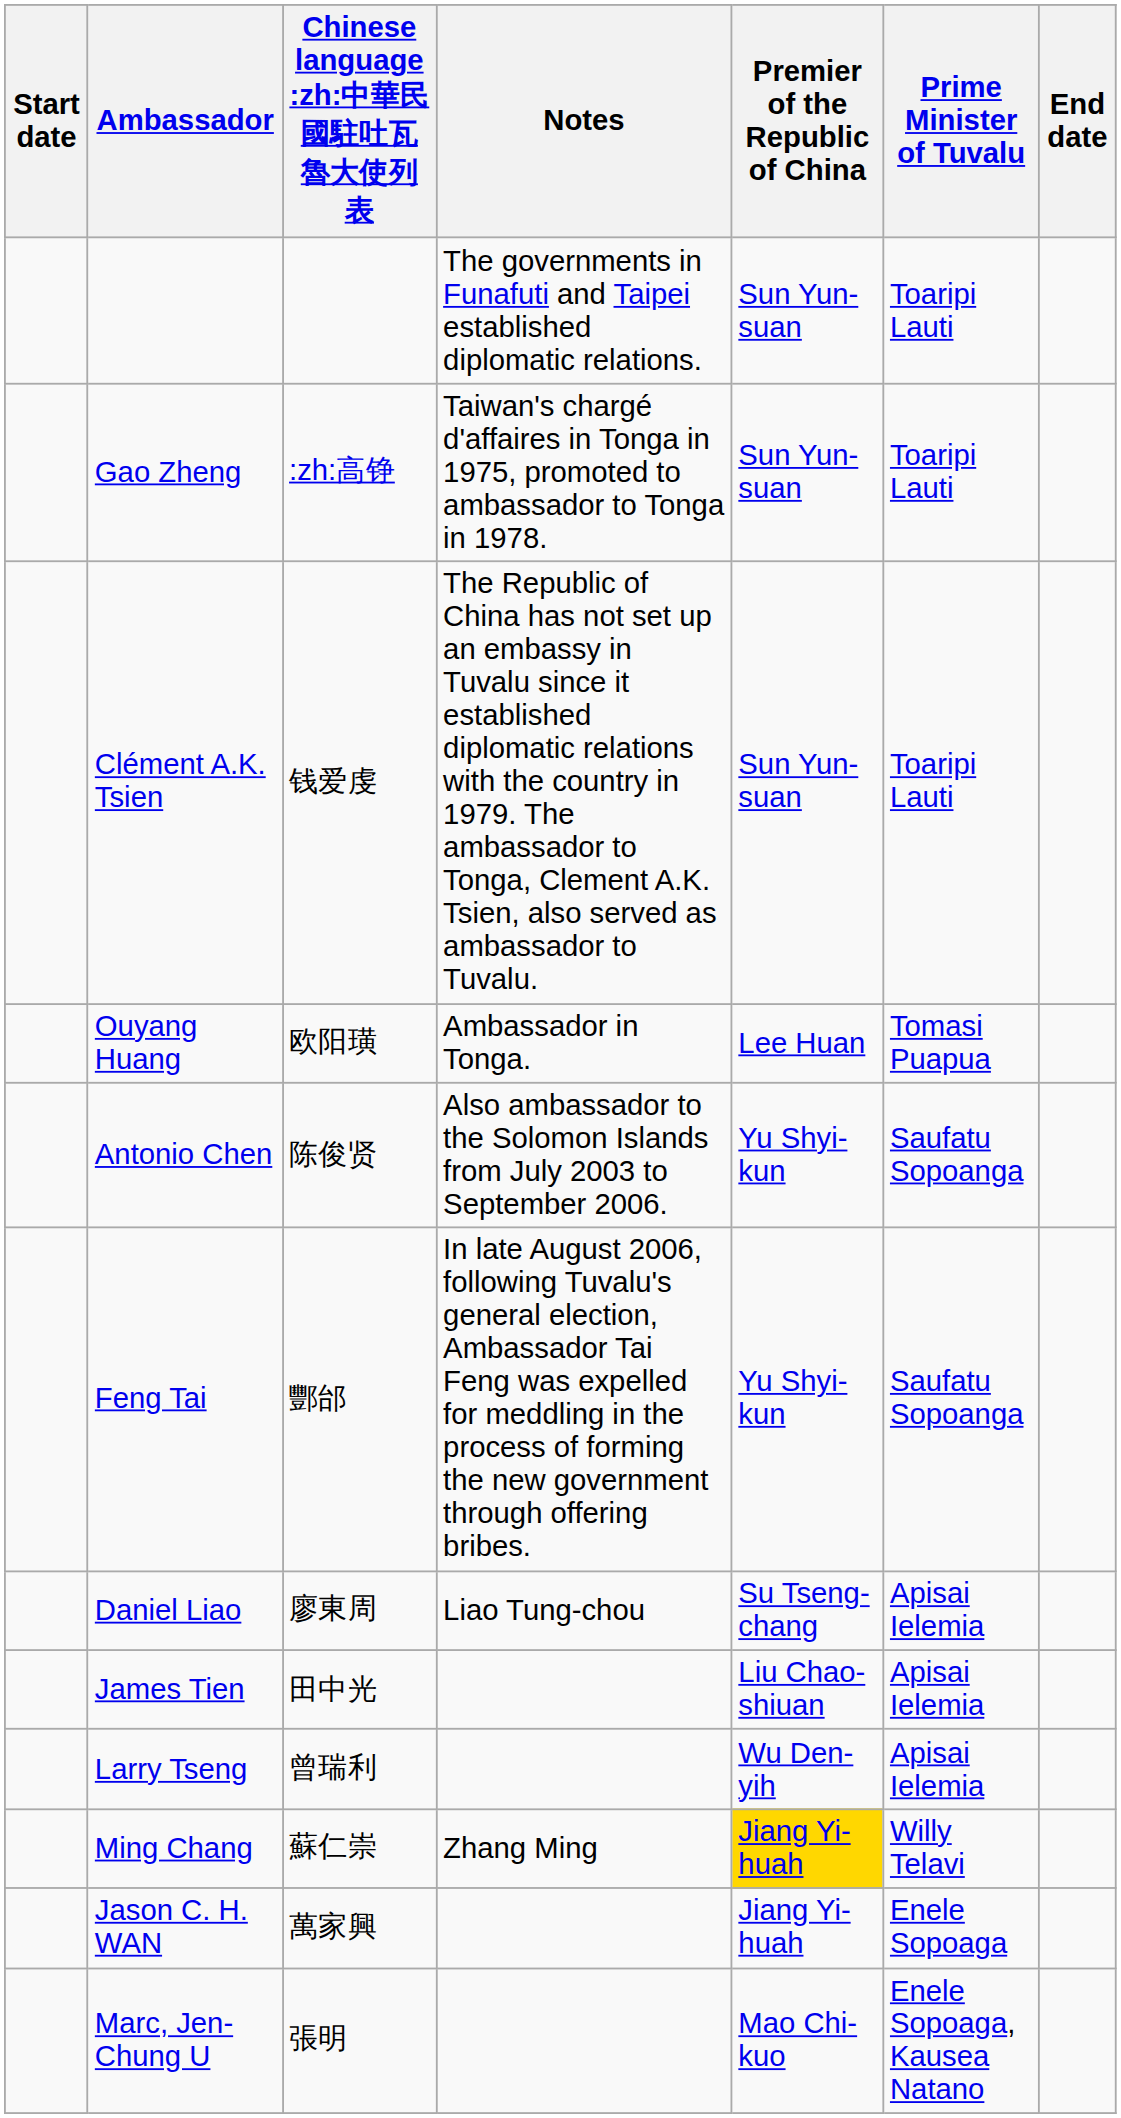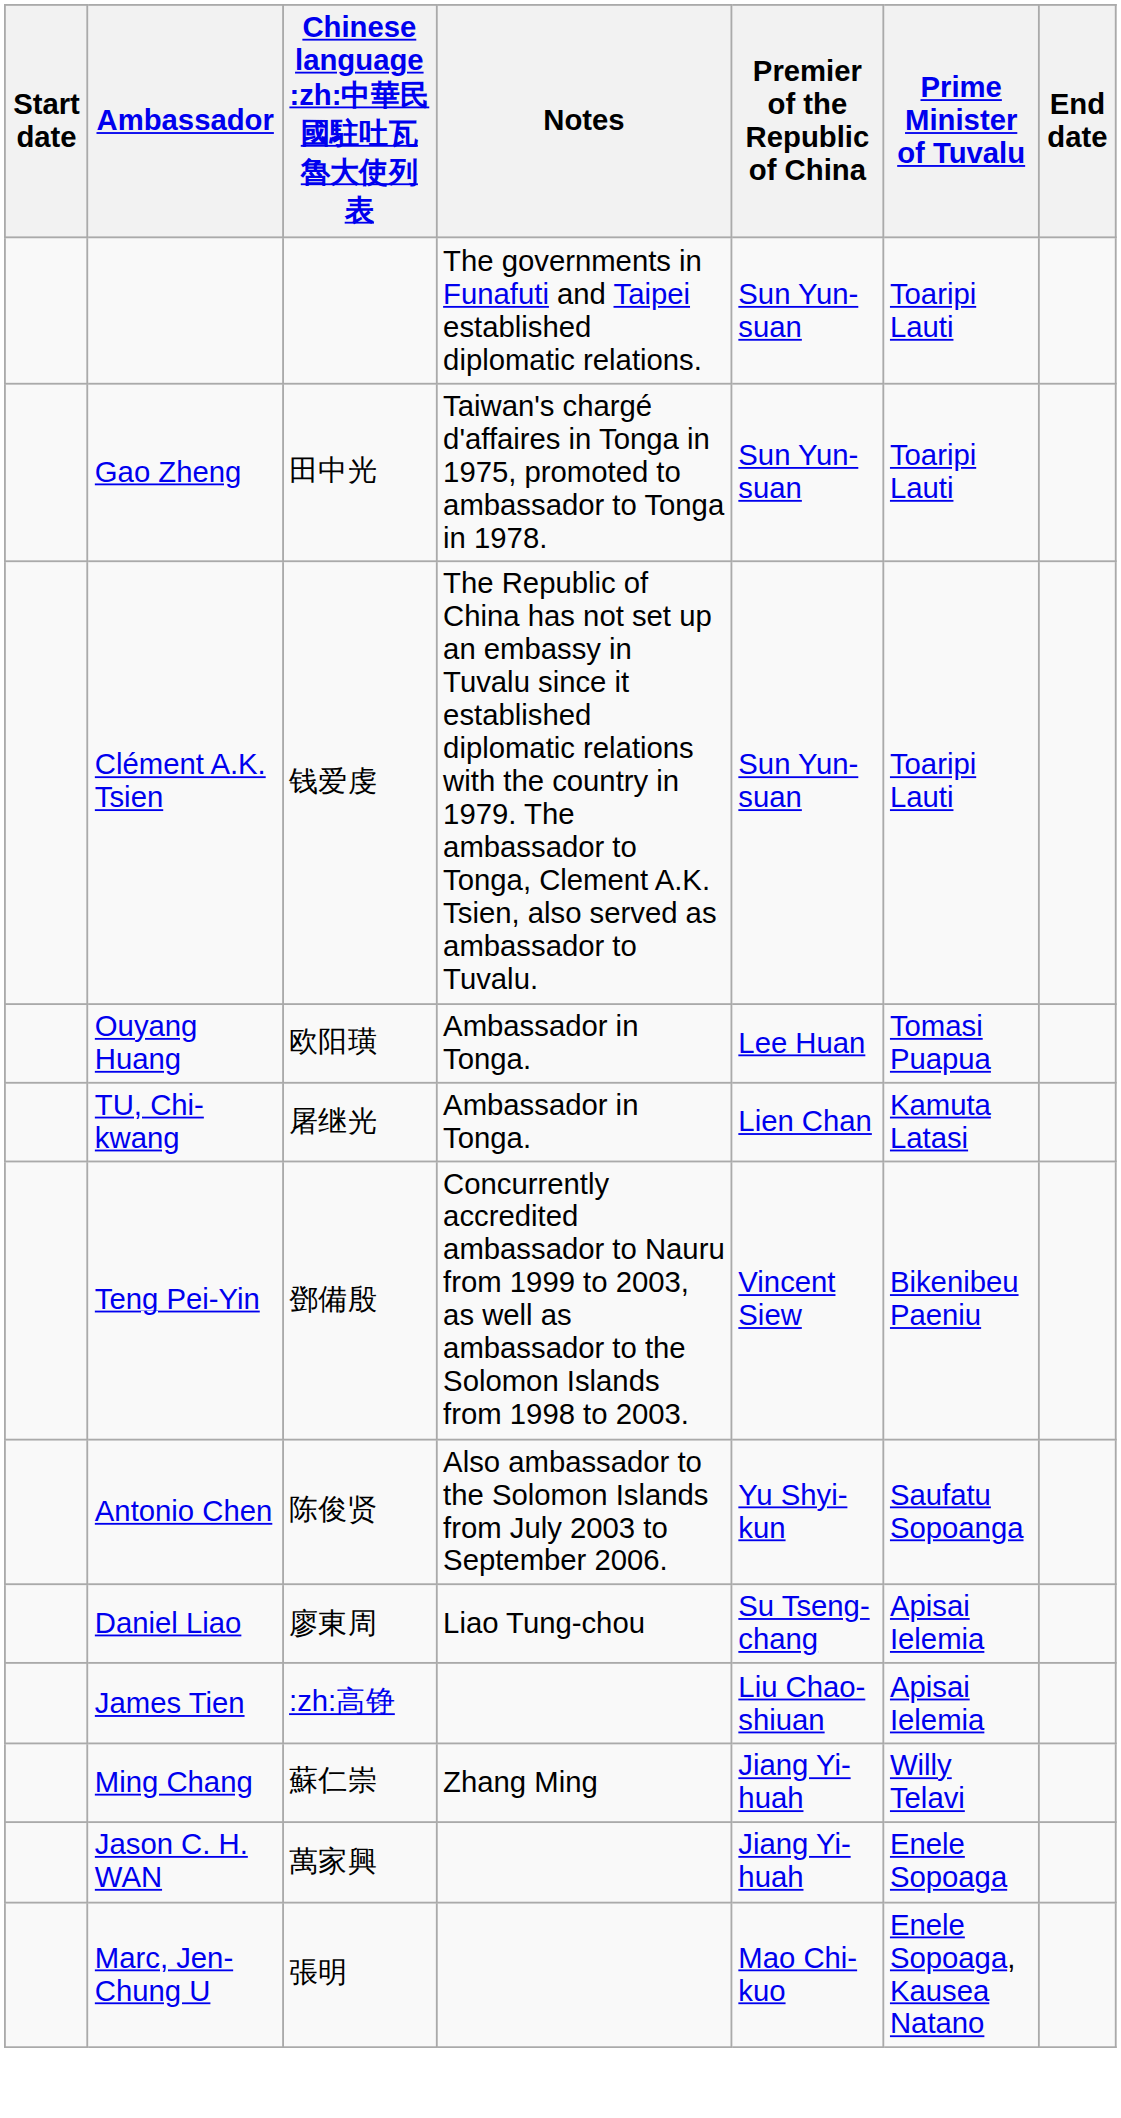(342, 471) :zh:高铮 -> (333, 471) 田中光
+ row: (149, 1121)
+ row: (177, 1300)
- row: (151, 1398)
(333, 1688) 田中光 -> (342, 1701) :zh:高铮
- row: (171, 1768)
(795, 1848) gold background -> (795, 1782) no background
